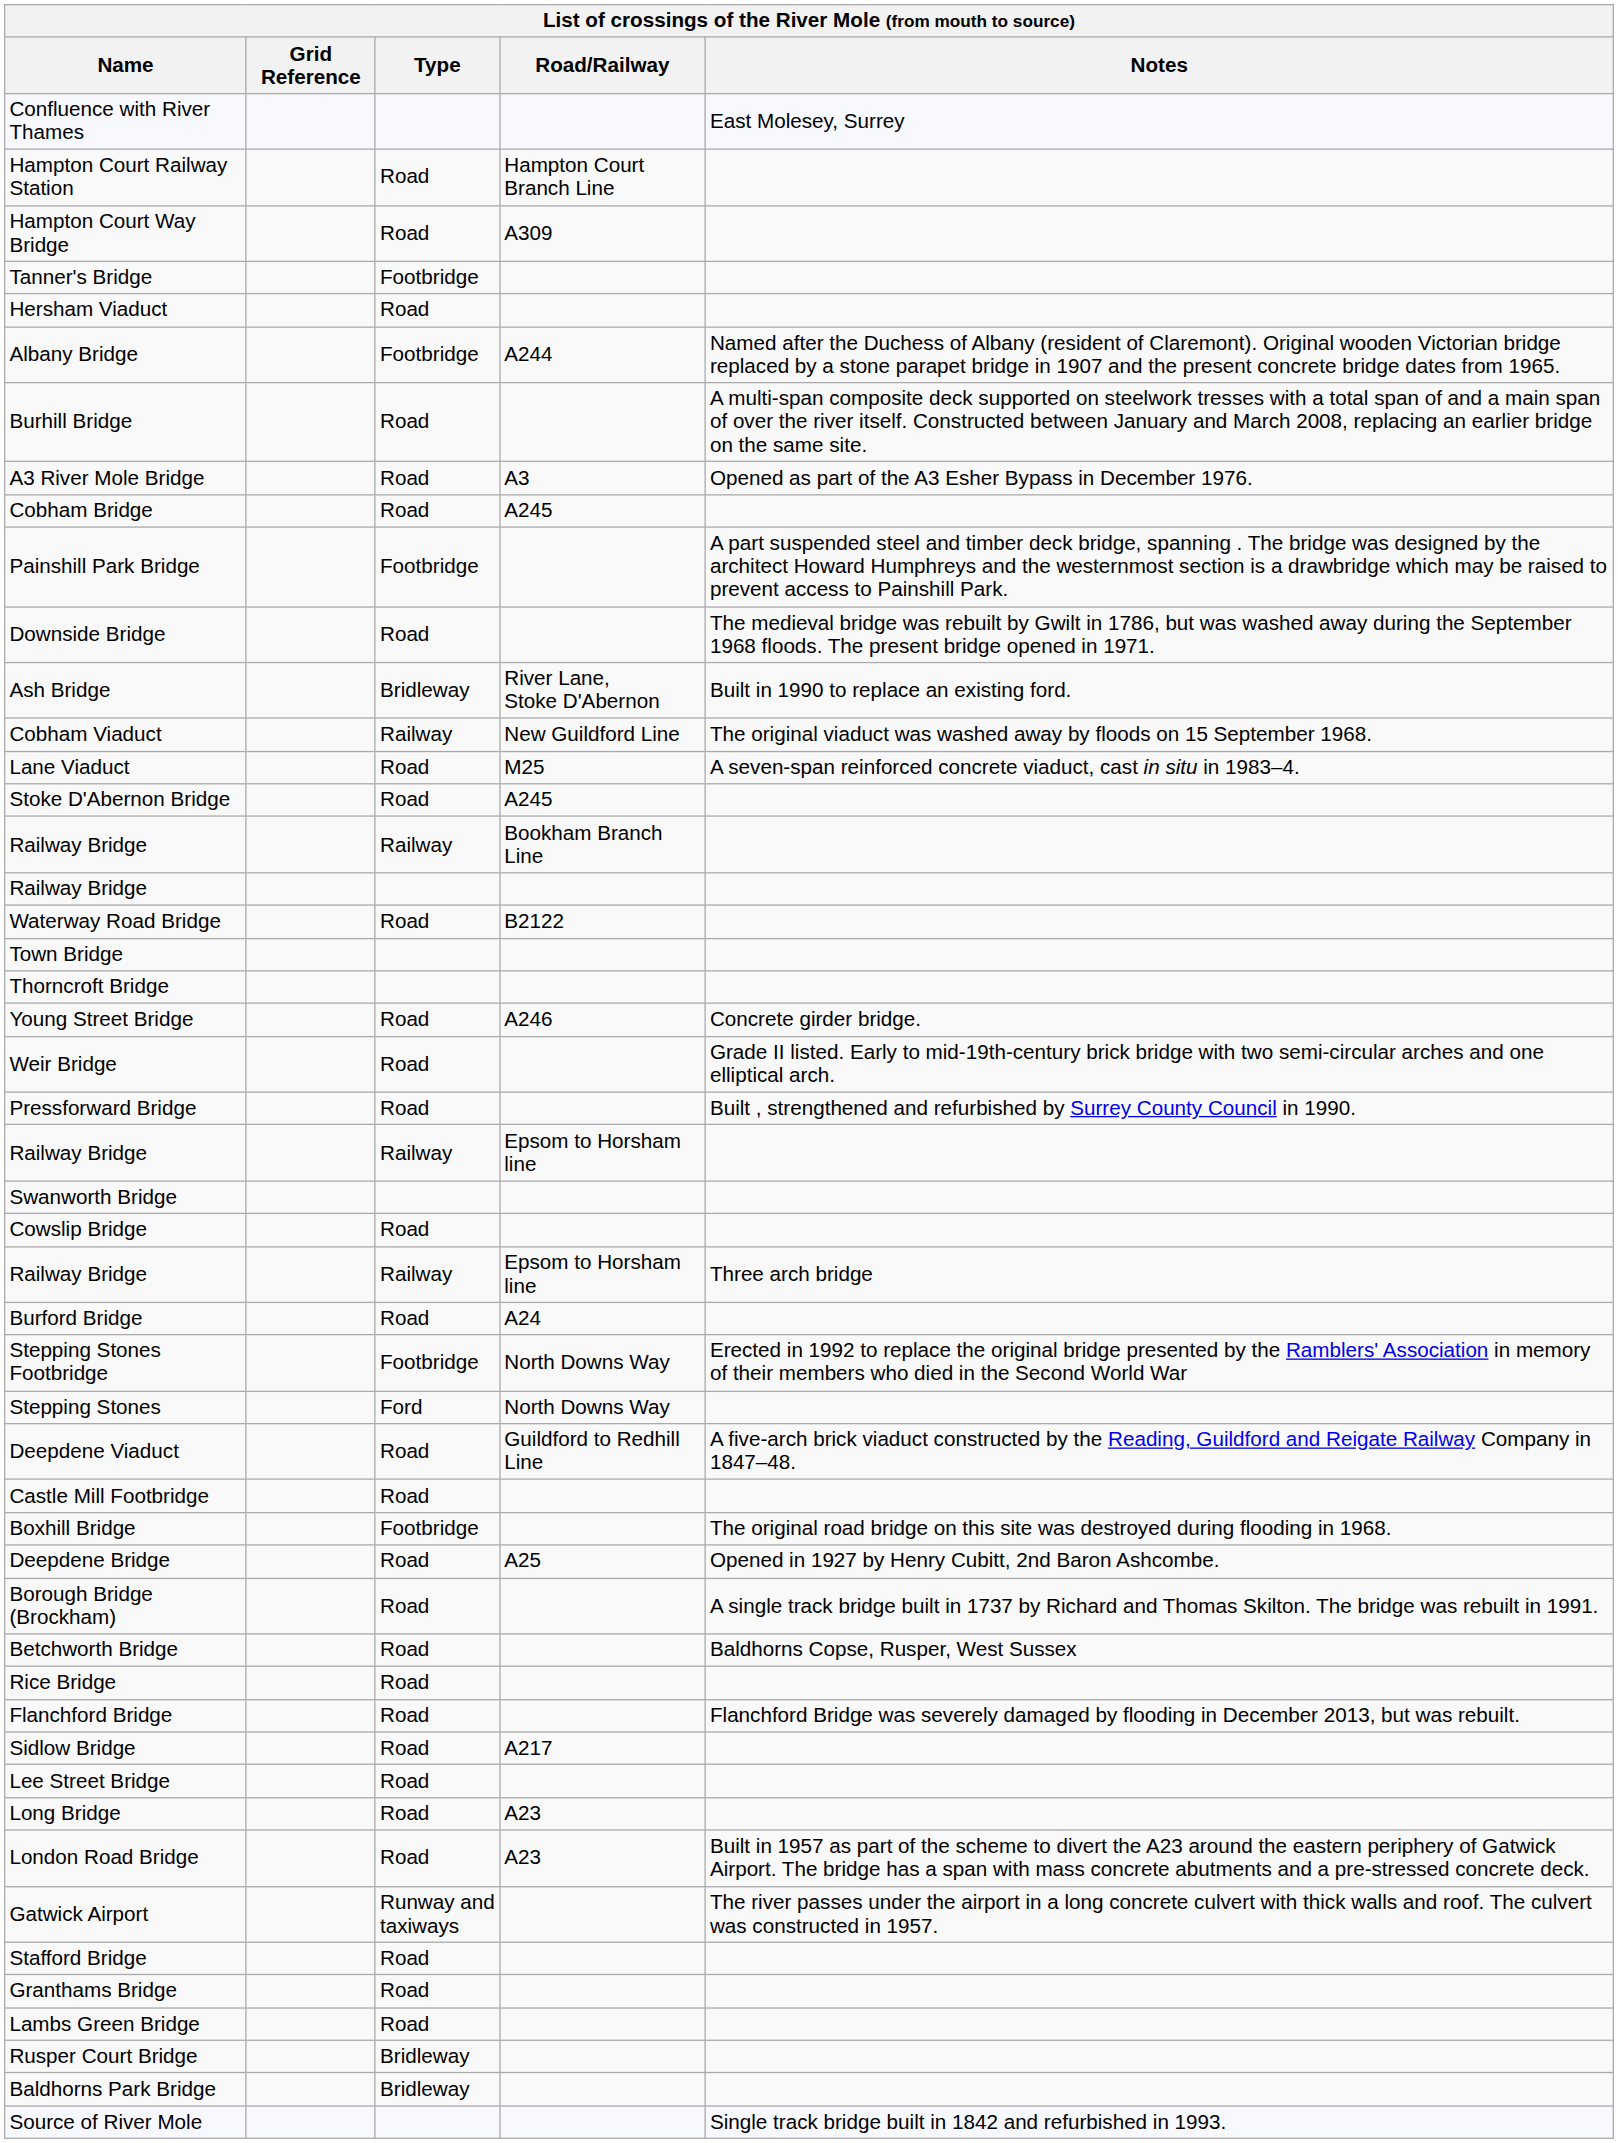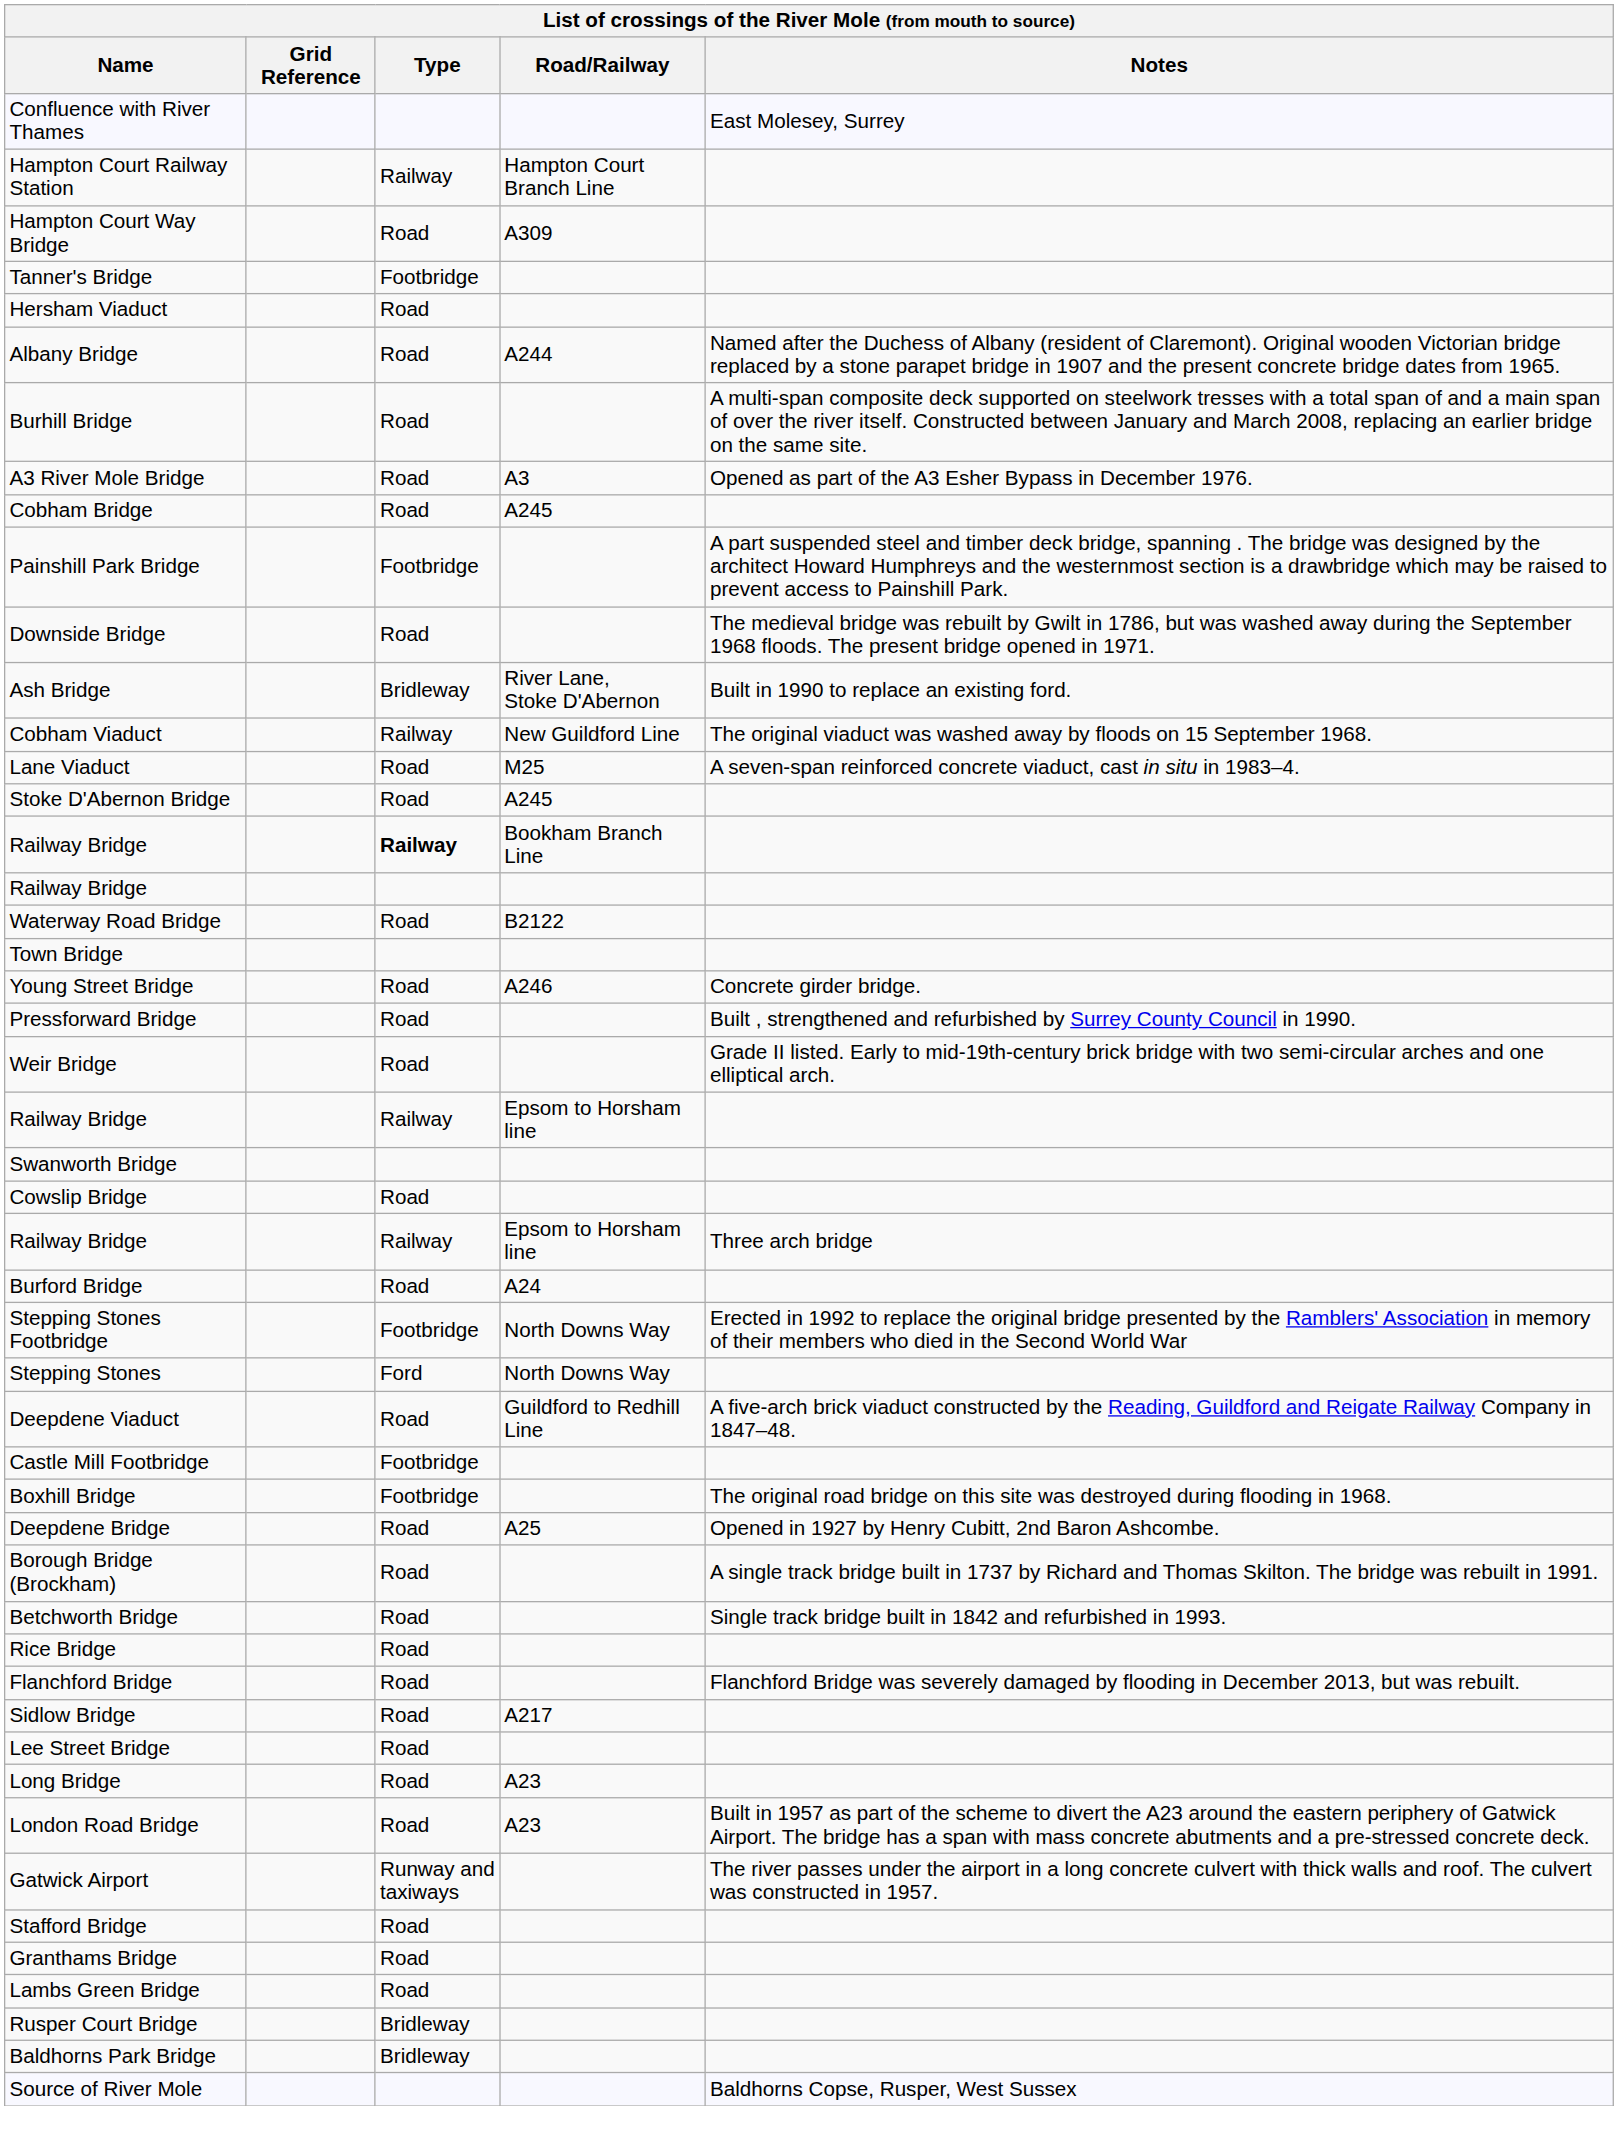(405, 177) Road -> (416, 177) Railway
(429, 354) Footbridge -> (405, 354) Road
(416, 844) normal -> (418, 844) bold
- row: (89, 986)
rows swapped: (103, 1108) <-> (63, 1063)
(405, 1495) Road -> (429, 1463) Footbridge
(893, 1649) Baldhorns Copse, Rusper, West Sussex -> (968, 1617) Single track bridge built in 1842 and refurbished in 1993.
(968, 2121) Single track bridge built in 1842 and refurbished in 1993. -> (893, 2089) Baldhorns Copse, Rusper, West Sussex
